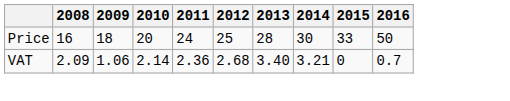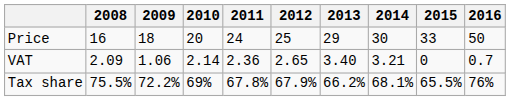(265, 39) 28 -> (331, 39) 29
(233, 61) 2.68 -> (291, 61) 2.65
+ row: (45, 84)
